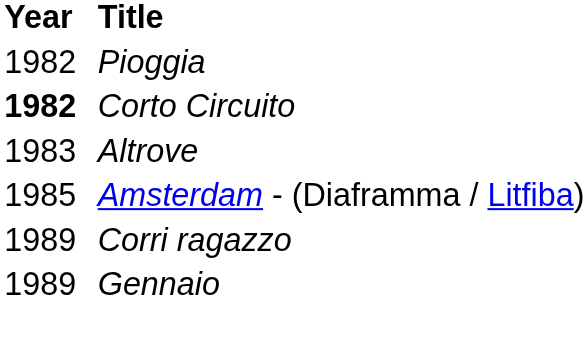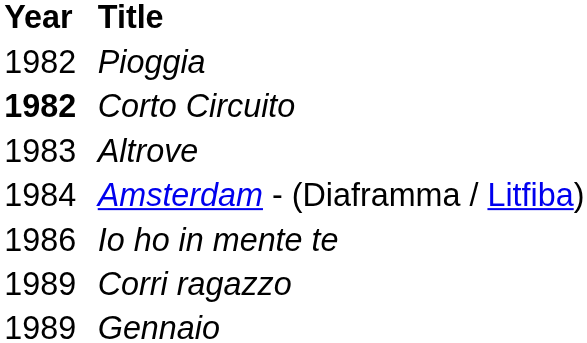(40, 195) 1985 -> (40, 195) 1984
+ row: (218, 239)
